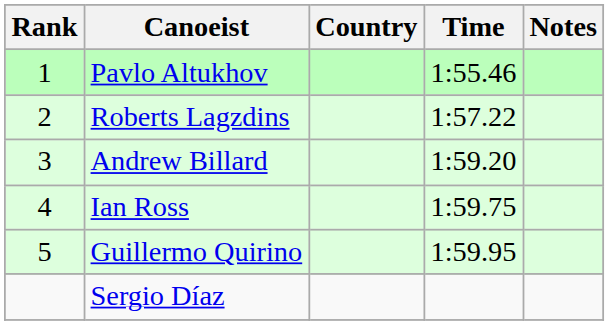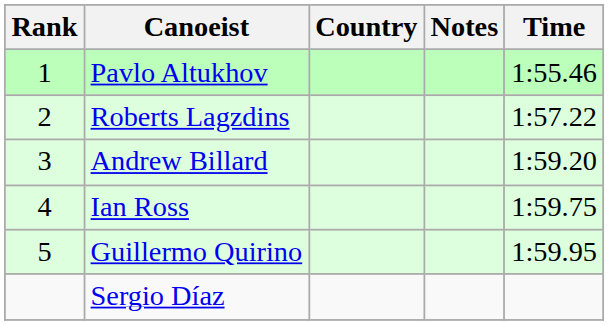columns swapped: (473, 26) <-> (563, 26)
